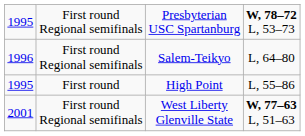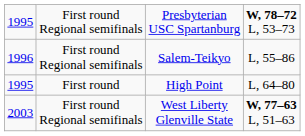(271, 57) L, 64–80 -> (271, 57) L, 55–86
(271, 85) L, 55–86 -> (271, 85) L, 64–80
(20, 112) 2001 -> (20, 112) 2003
